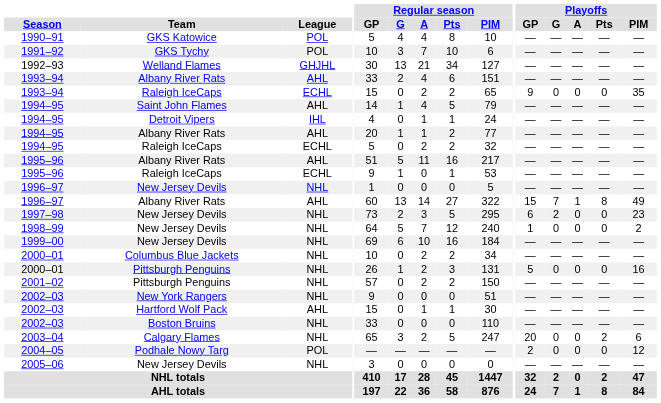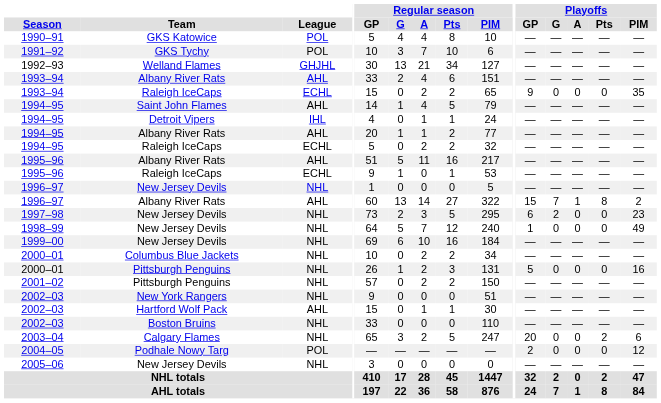(639, 201) 49 -> (639, 201) 2
(639, 228) 2 -> (639, 228) 49
